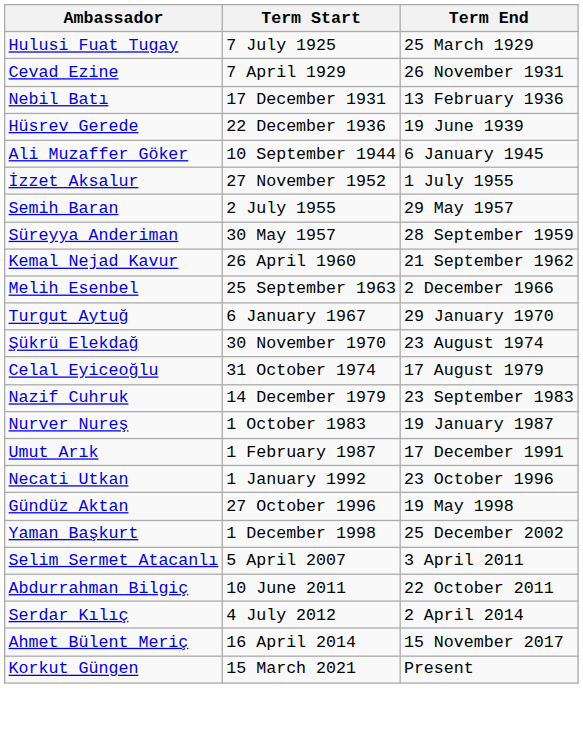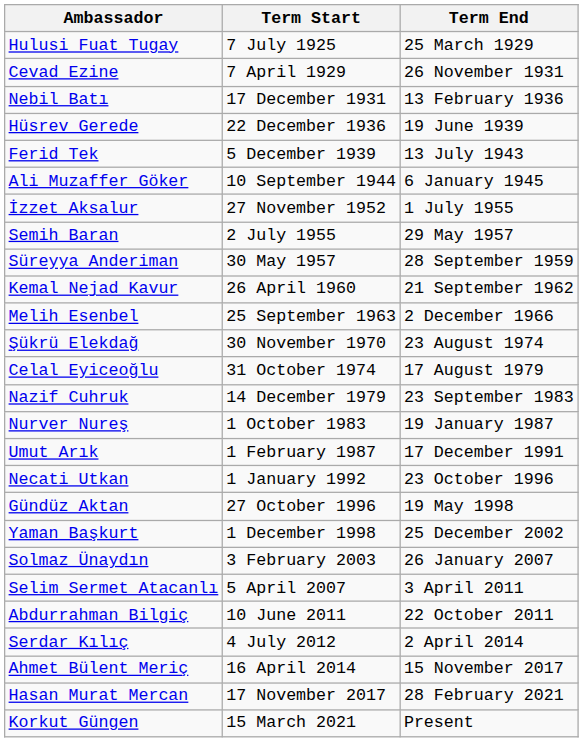+ row: (54, 154)
- row: (69, 317)
+ row: (78, 561)
+ row: (98, 696)
